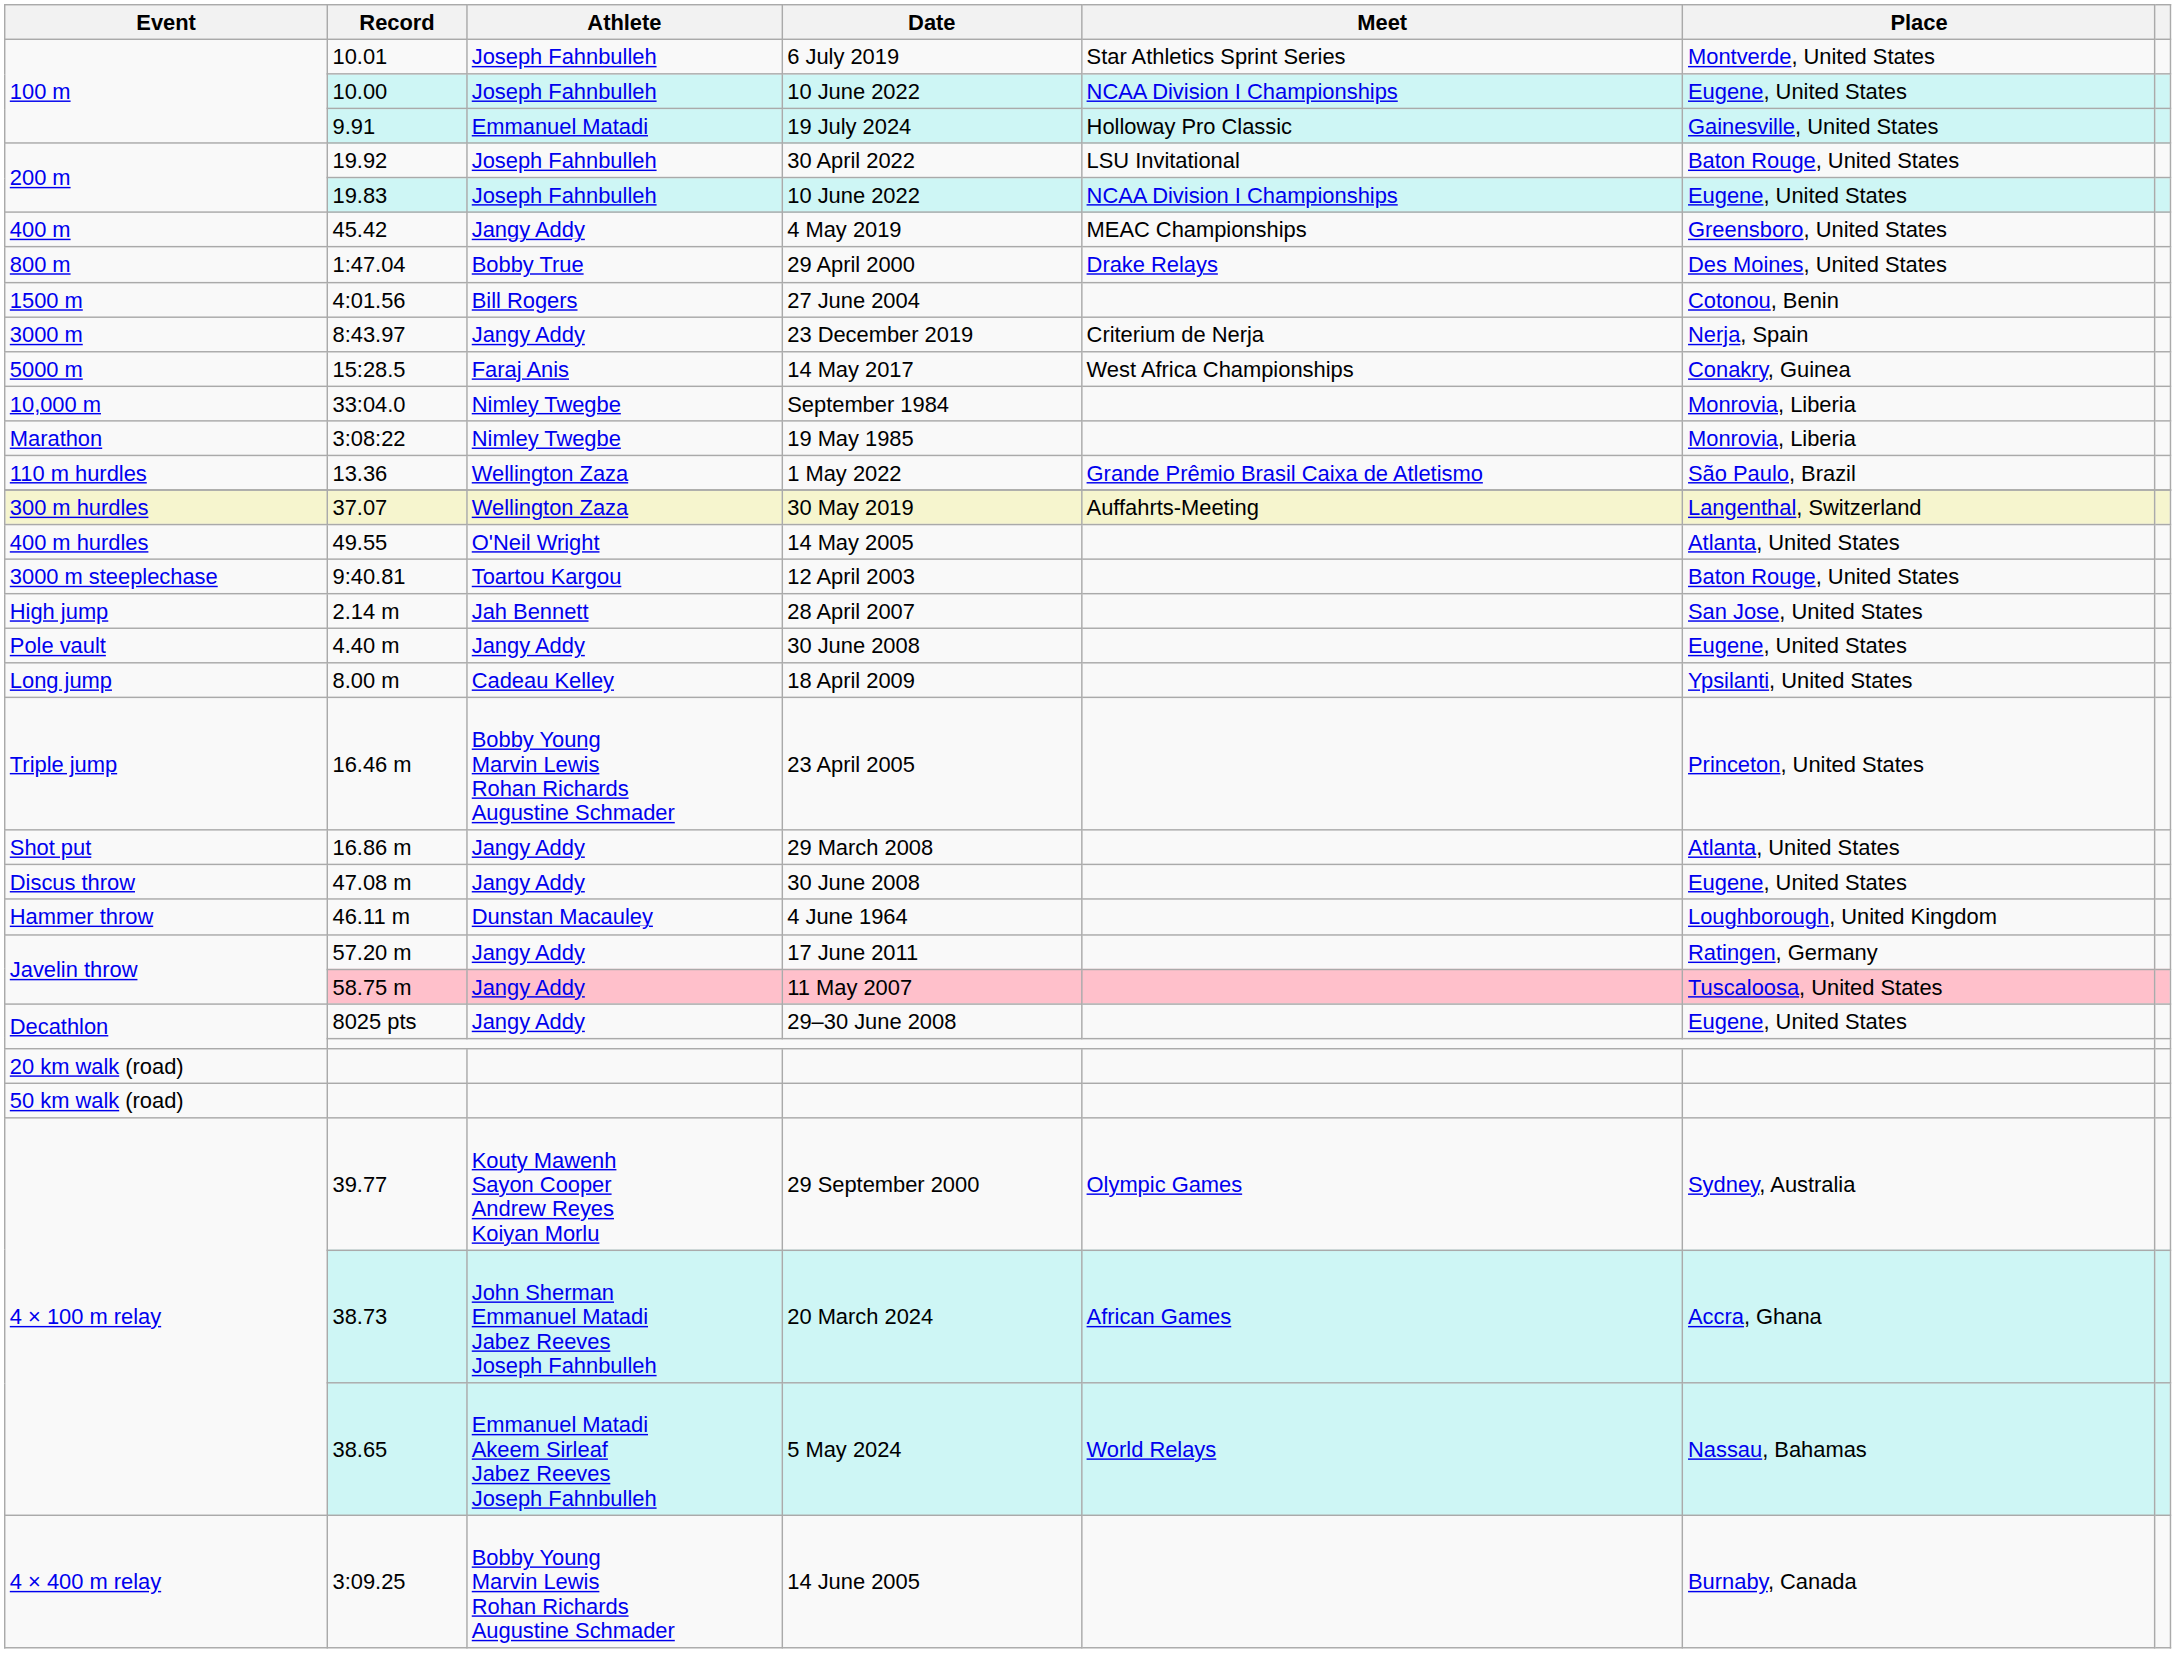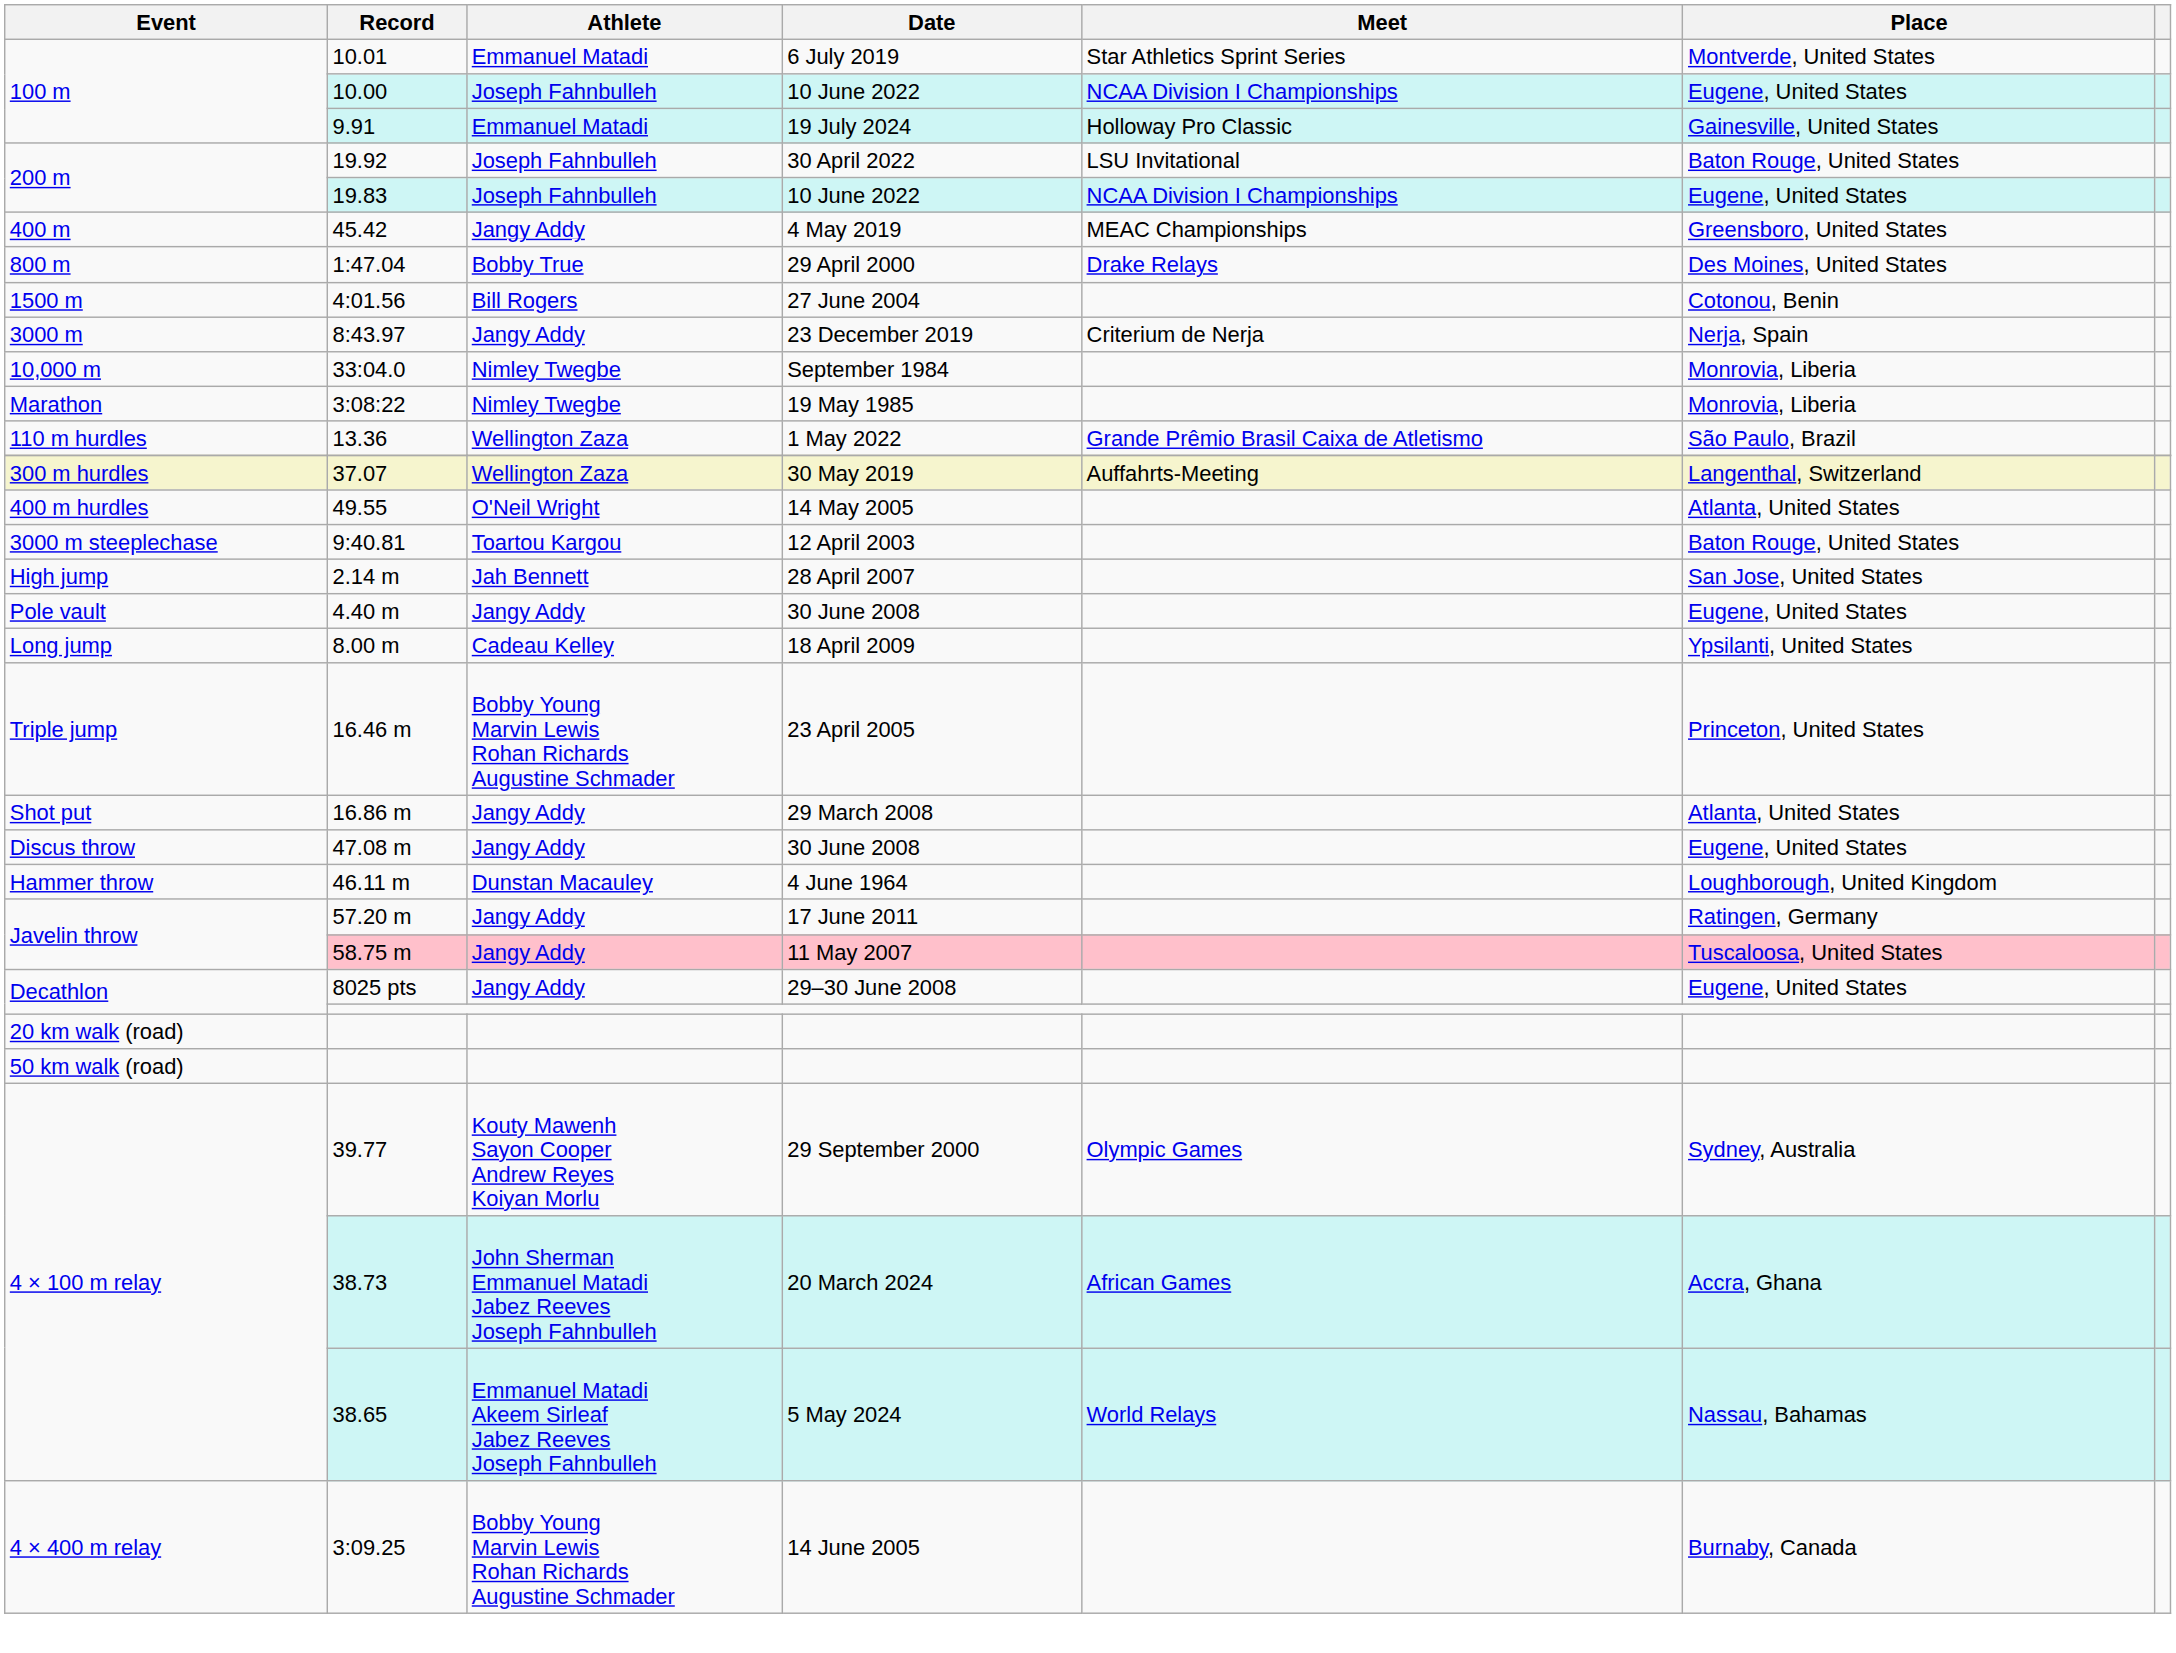(564, 57) Joseph Fahnbulleh -> (560, 57) Emmanuel Matadi
- row: (46, 369)
